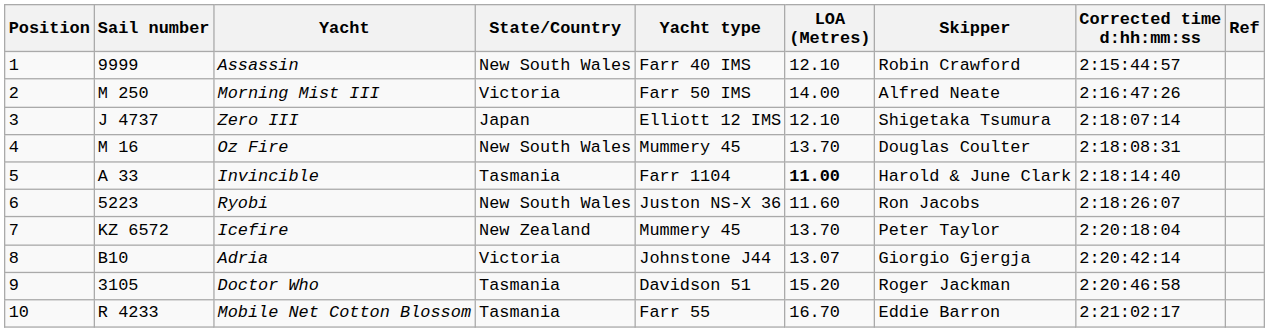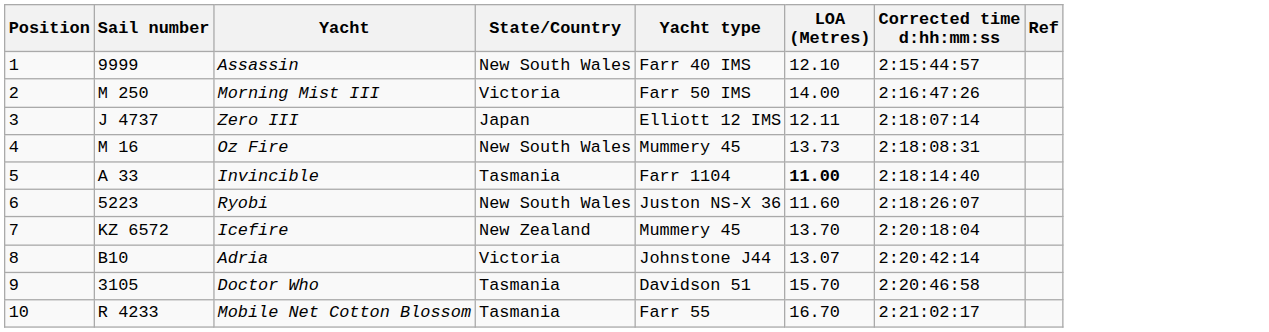- column: (975, 28)
(815, 121) 12.10 -> (815, 121) 12.11
(815, 148) 13.70 -> (815, 148) 13.73
(815, 286) 15.20 -> (815, 286) 15.70
